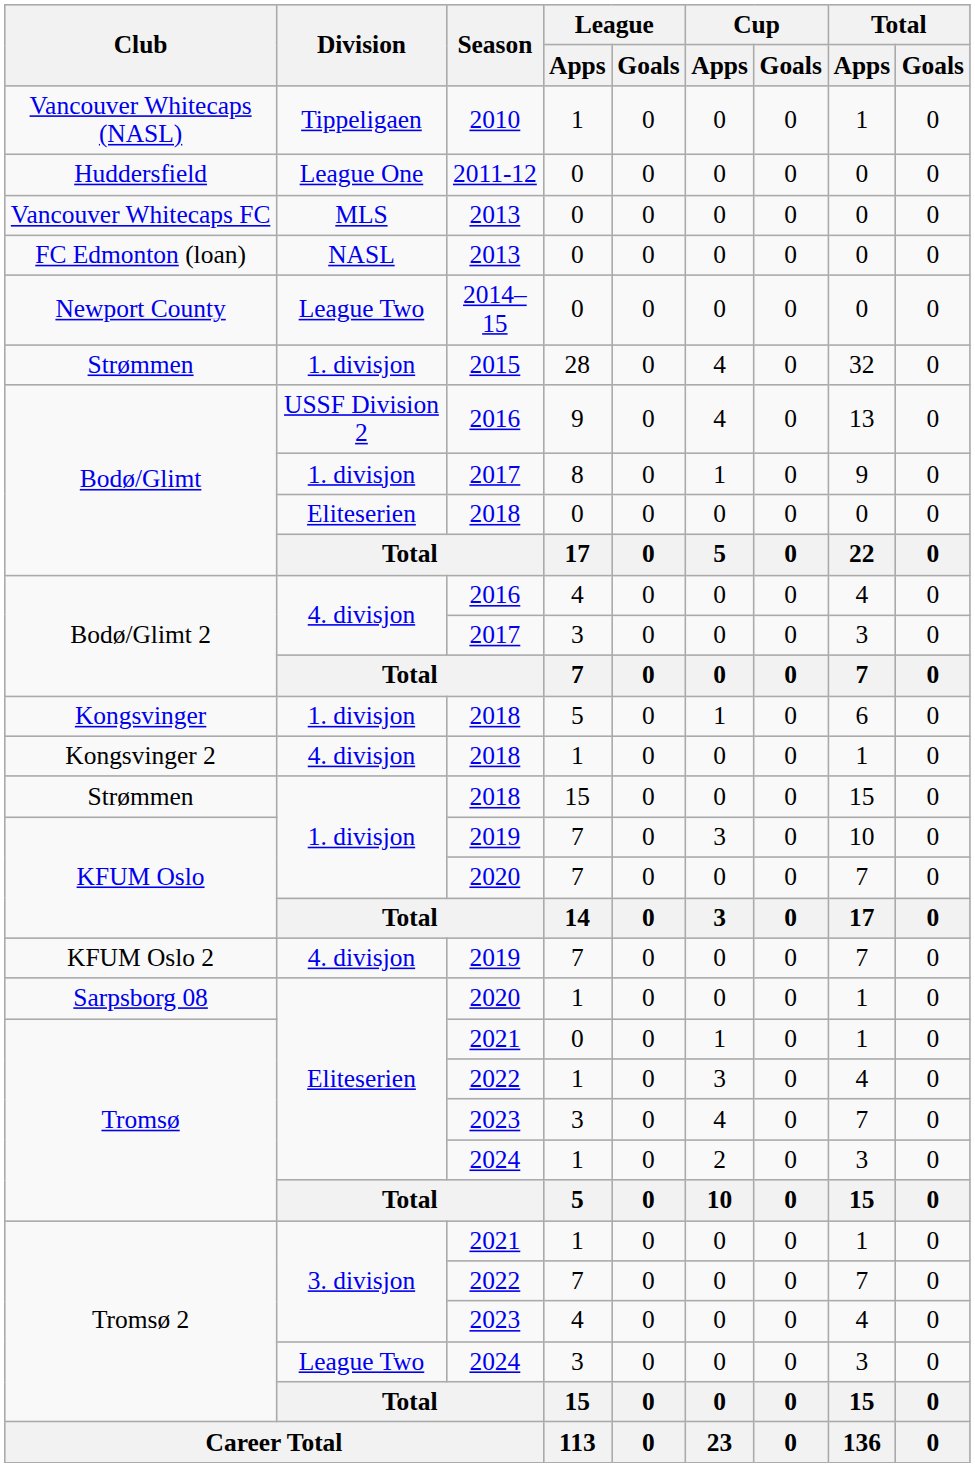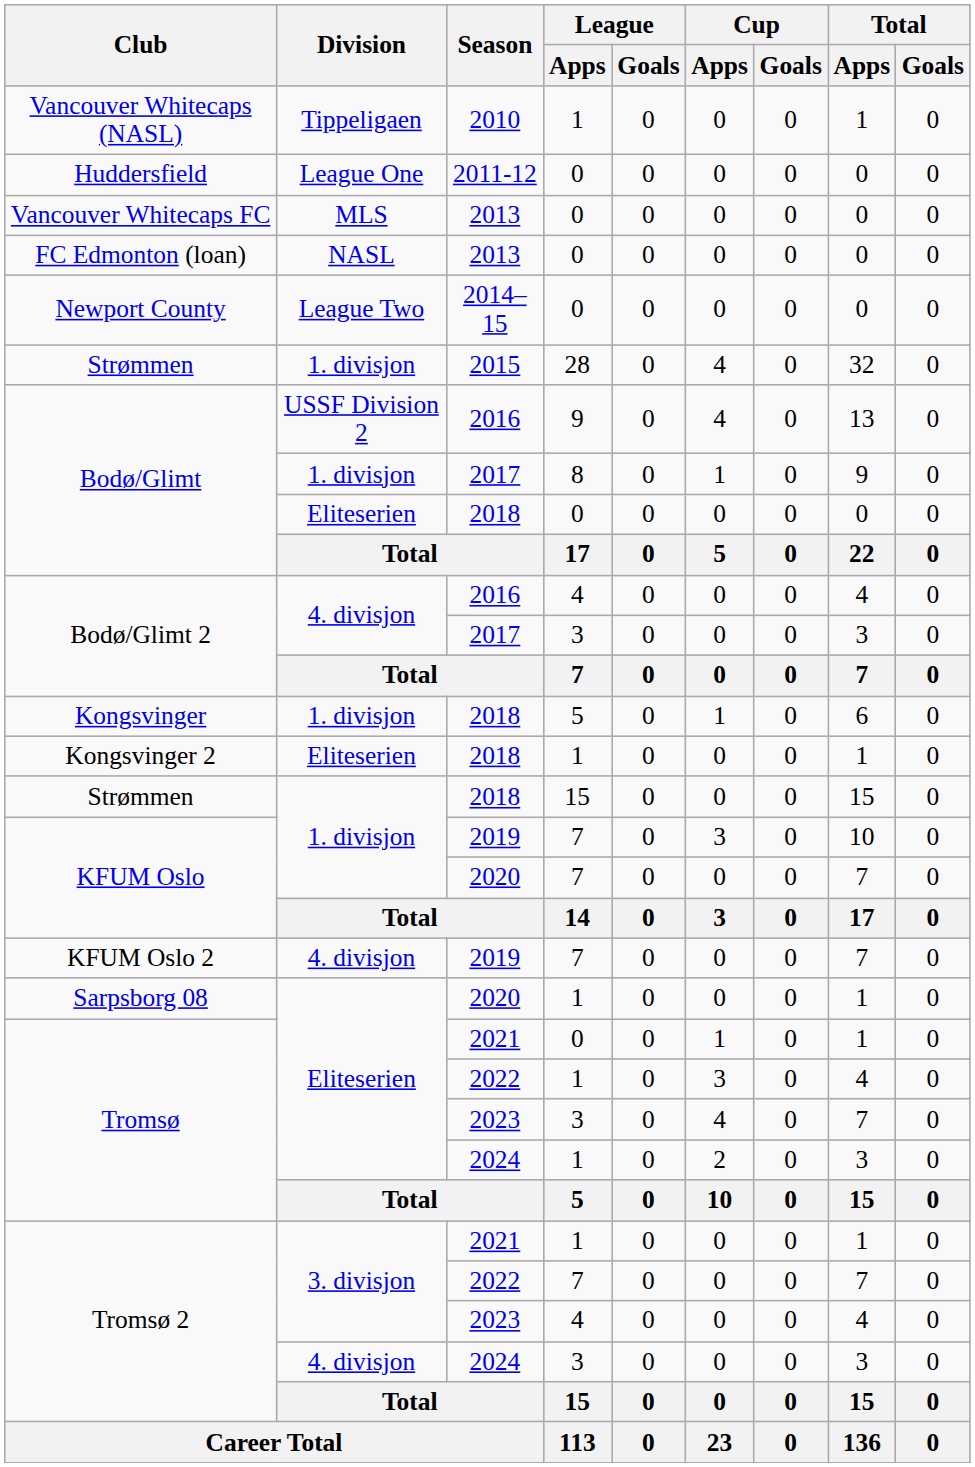(361, 756) 4. divisjon -> (361, 756) Eliteserien
(361, 1361) League Two -> (361, 1361) 4. divisjon
